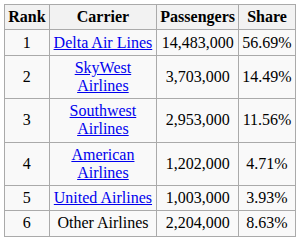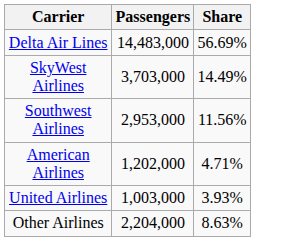- column: (27, 17)
